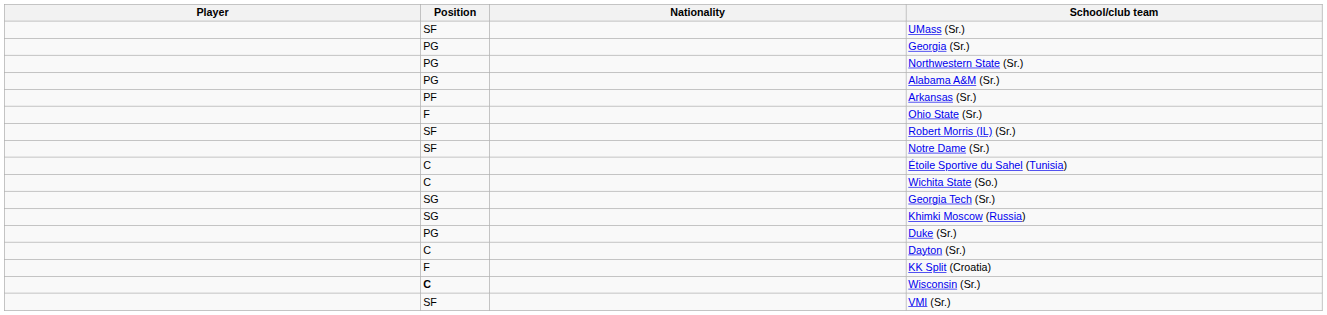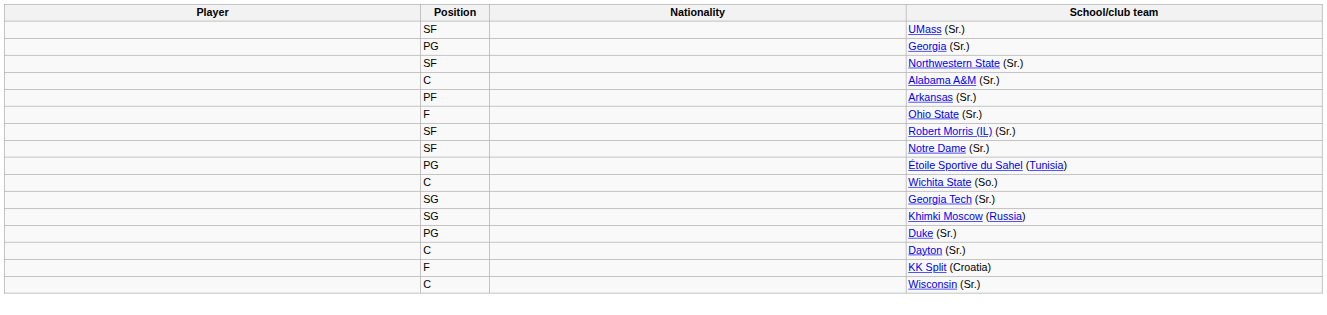(431, 64) PG -> (430, 64) SF
(431, 81) PG -> (427, 81) C
(427, 166) C -> (431, 166) PG
(427, 285) bold -> (427, 285) normal
- row: (929, 302)
